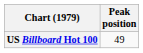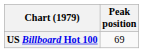(119, 39) 49 -> (119, 39) 69
